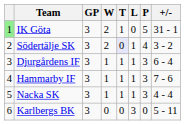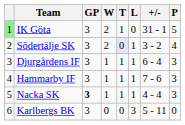columns swapped: (166, 12) <-> (146, 12)
(87, 95) normal -> (87, 95) bold
